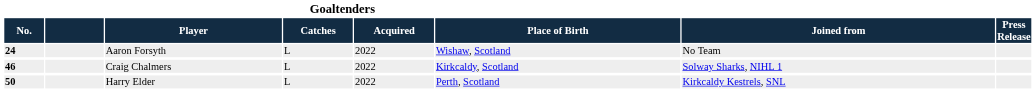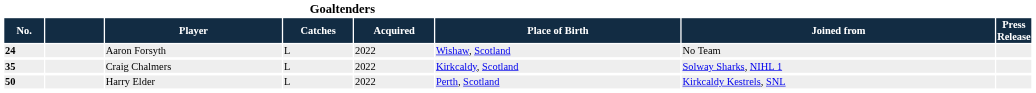(10, 66) 46 -> (10, 66) 35
